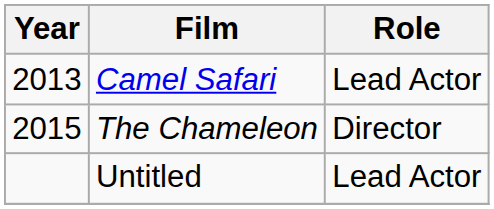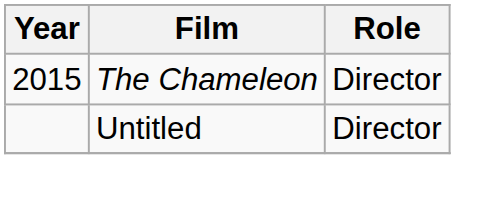- row: (186, 78)
(407, 177) Lead Actor -> (387, 128) Director
